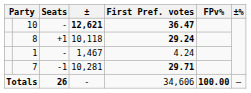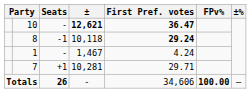(62, 39) +1 -> (62, 39) -1
(62, 67) -1 -> (62, 67) +1
(181, 67) bold -> (181, 67) normal
